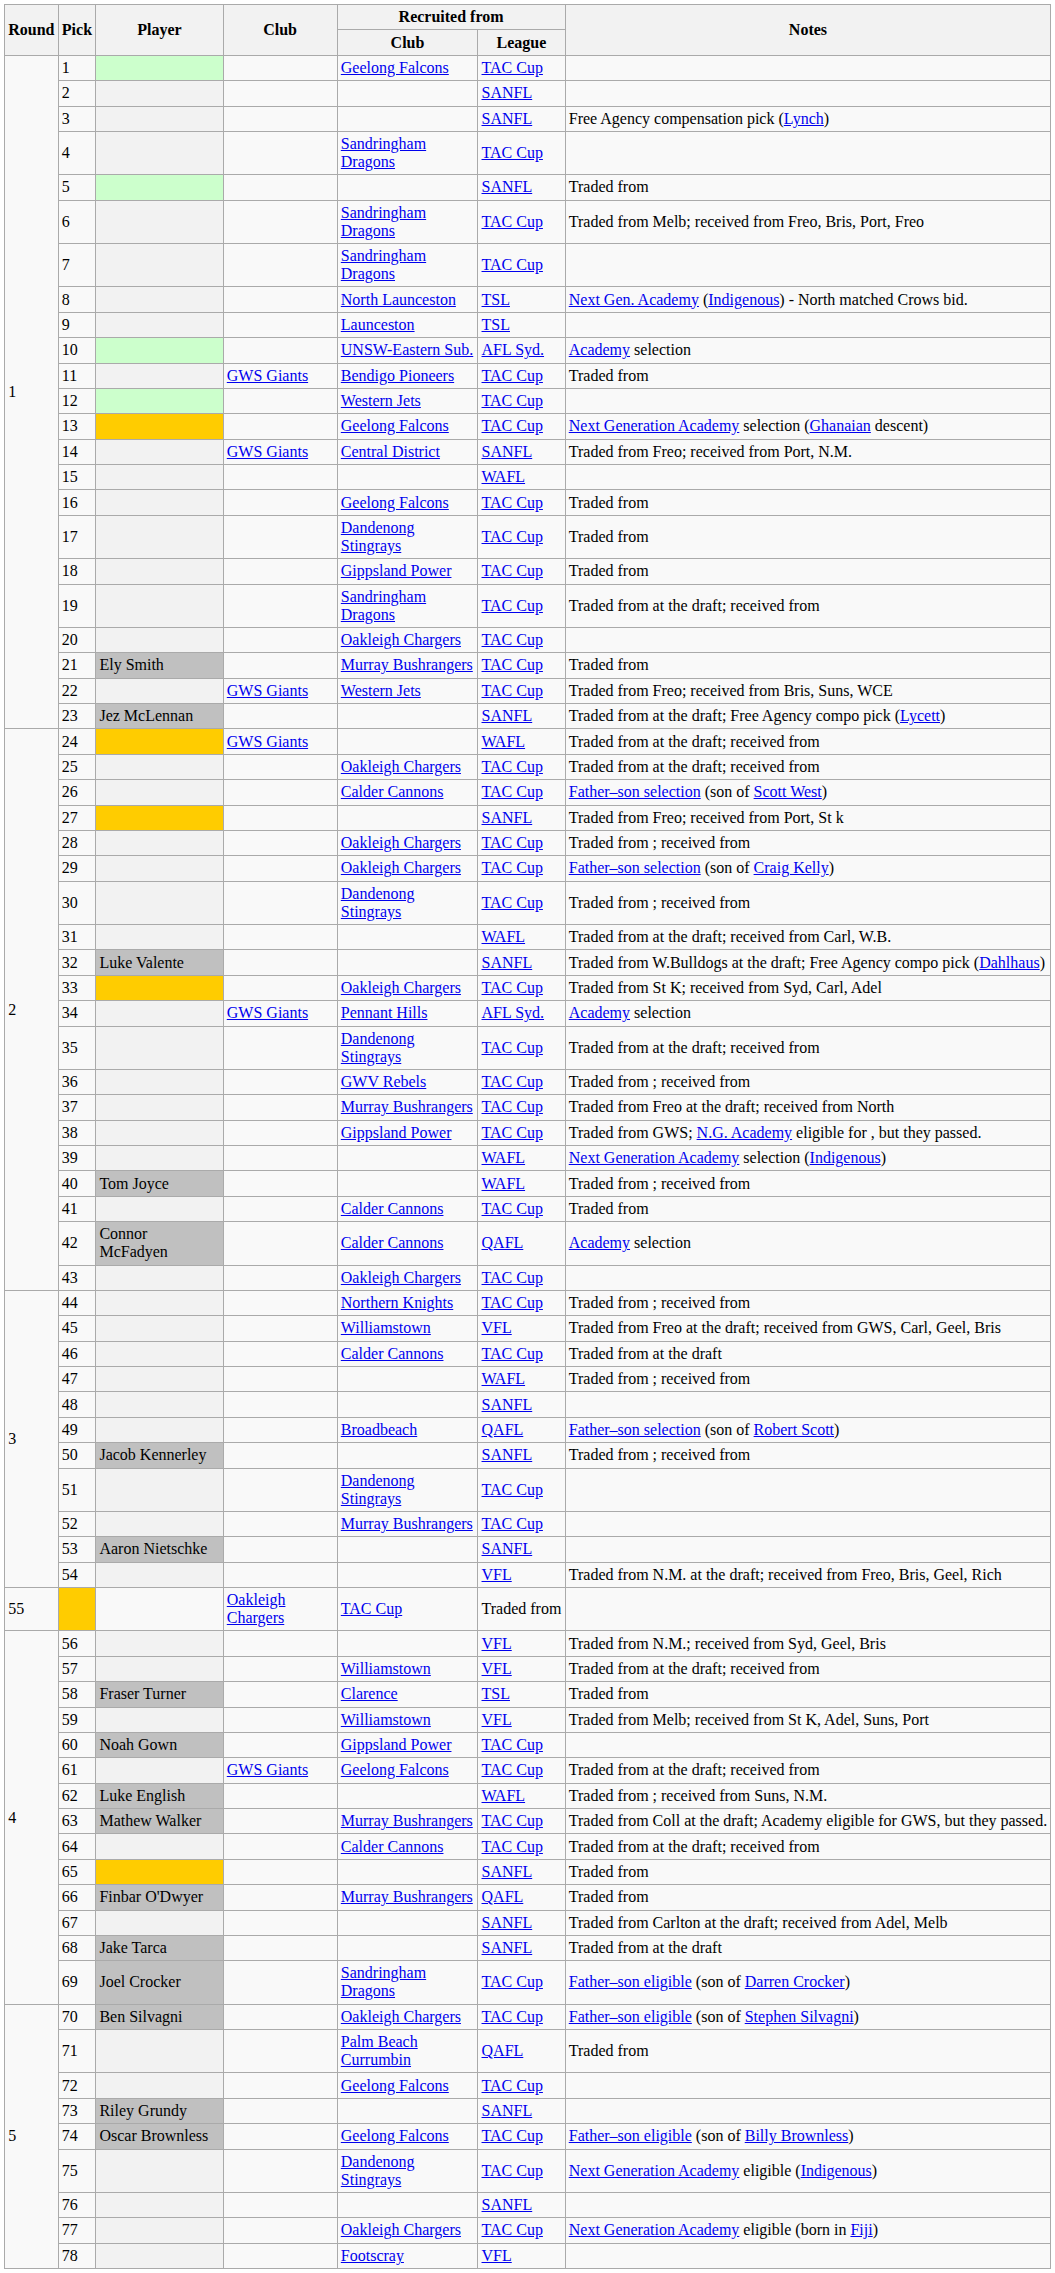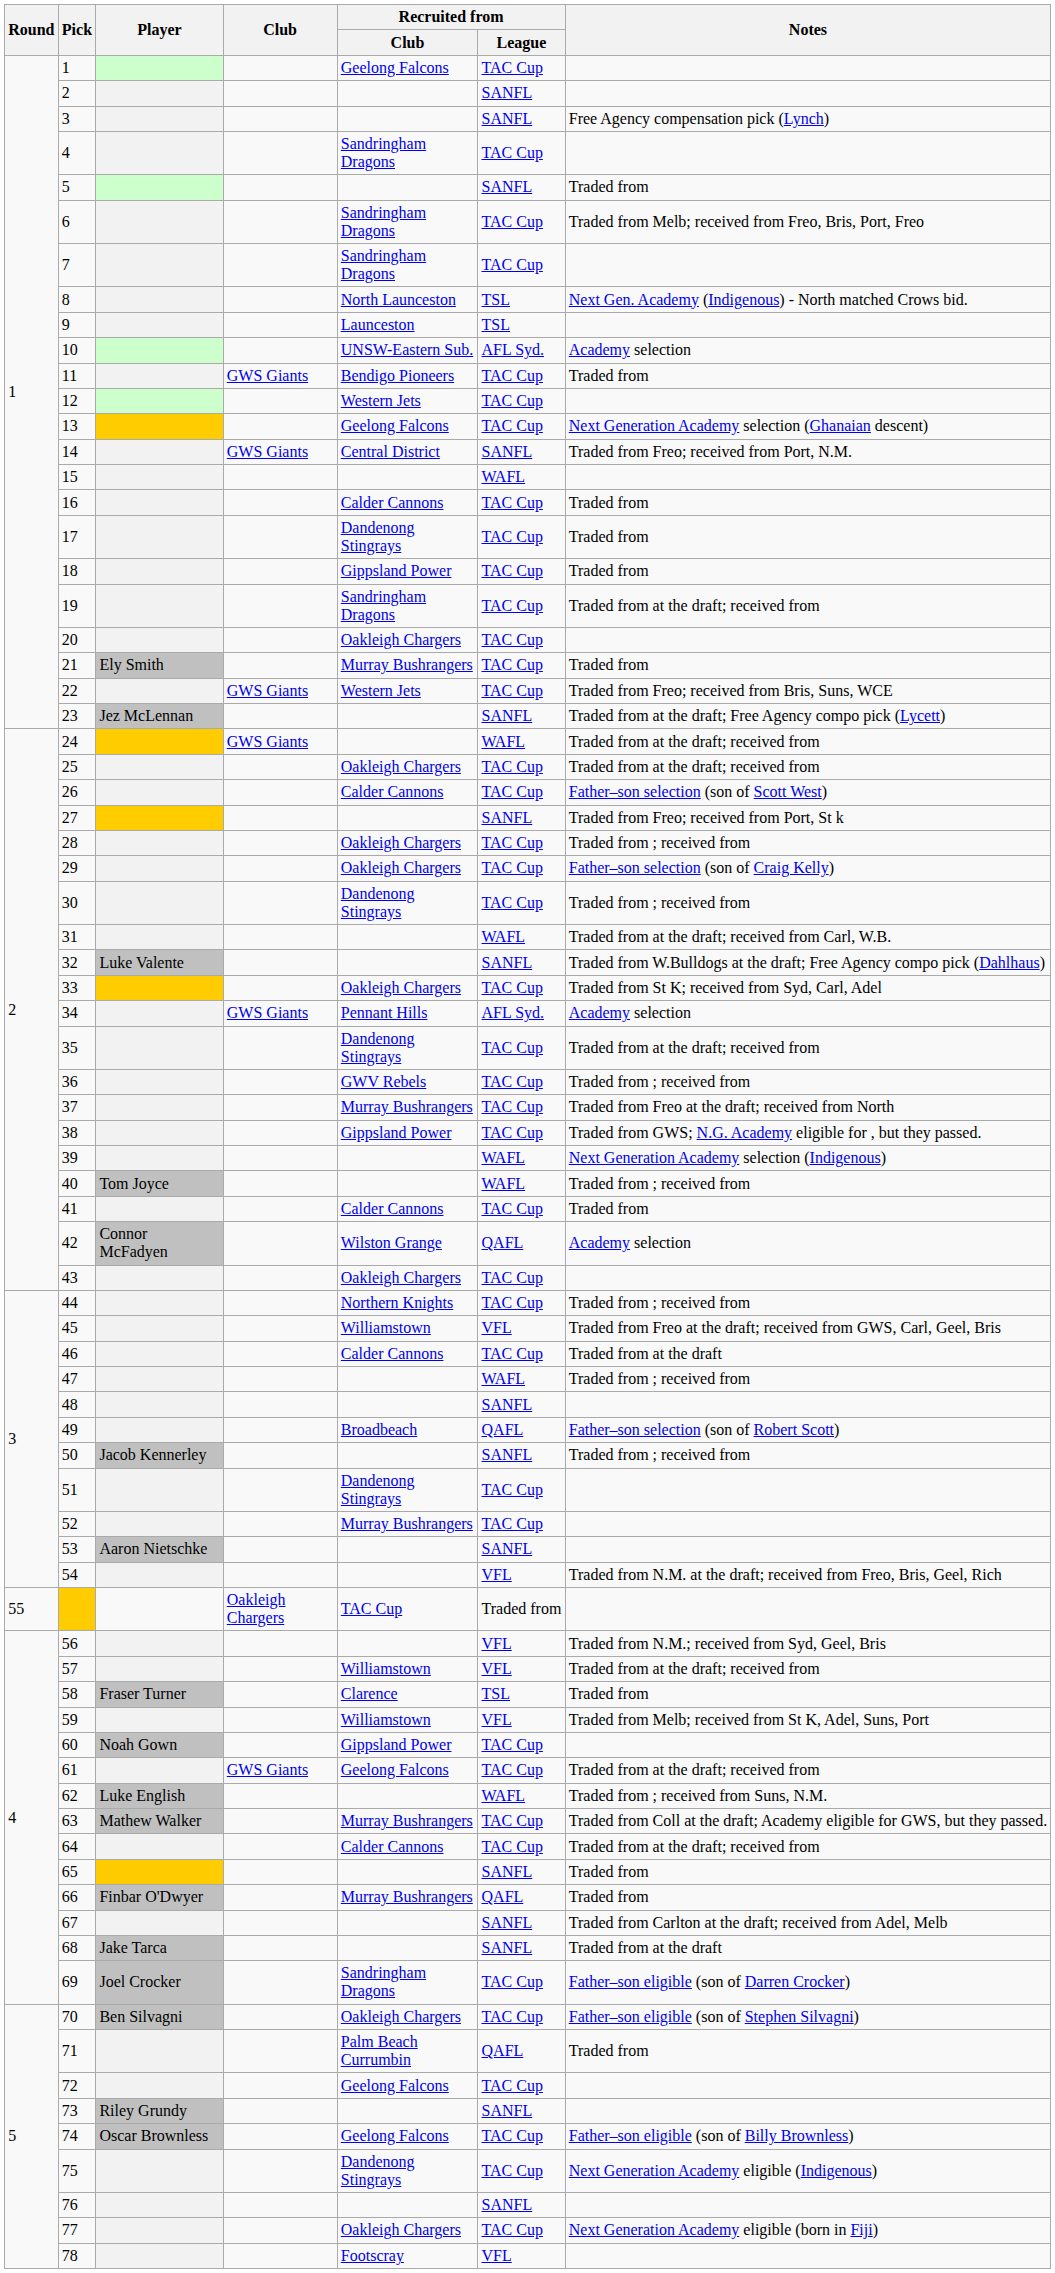(395, 502) Geelong Falcons -> (392, 502) Calder Cannons
(392, 1243) Calder Cannons -> (391, 1243) Wilston Grange
